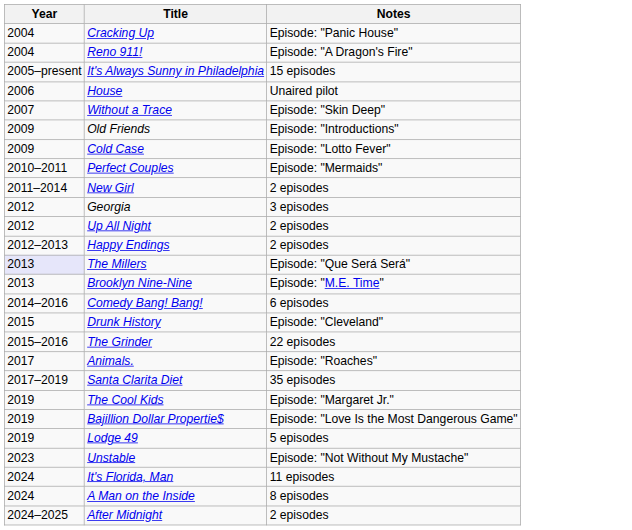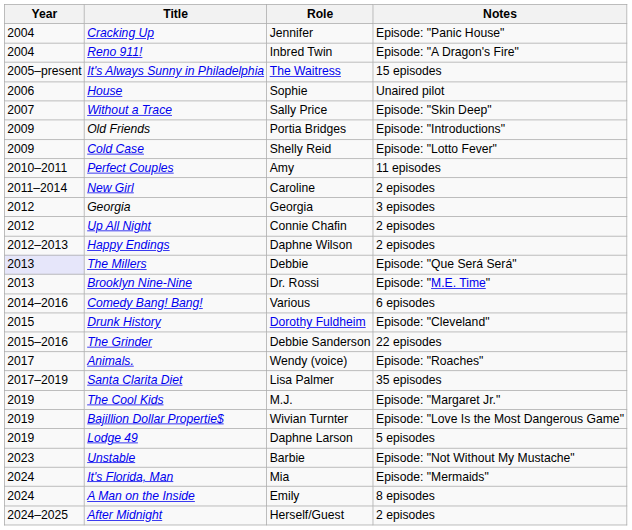+ column: (320, 14)
(326, 168) Episode: "Mermaids" -> (408, 168) 11 episodes
(302, 476) 11 episodes -> (432, 476) Episode: "Mermaids"
